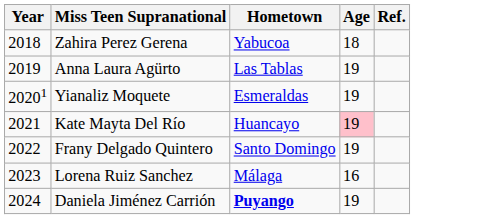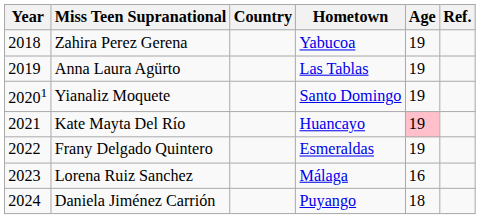+ column: (263, 17)
(351, 42) 18 -> (417, 42) 19
(271, 96) Esmeraldas -> (350, 96) Santo Domingo
(285, 149) Santo Domingo -> (337, 149) Esmeraldas
(264, 201) bold -> (328, 201) normal
(351, 201) 19 -> (417, 201) 18
